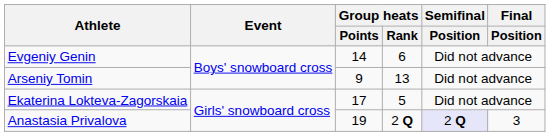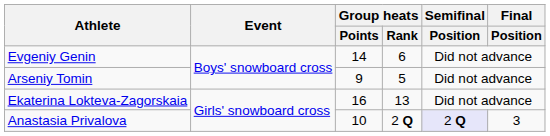(402, 79) 13 -> (402, 79) 5
(359, 100) 17 -> (359, 100) 16
(402, 100) 5 -> (402, 100) 13
(359, 121) 19 -> (359, 121) 10
